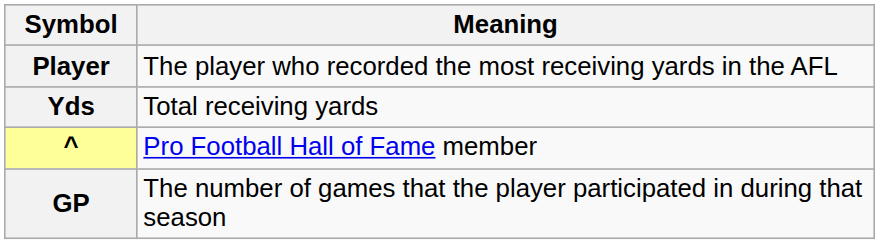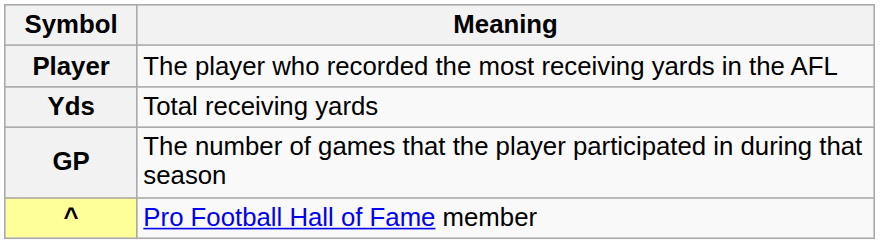rows swapped: (71, 202) <-> (71, 147)
